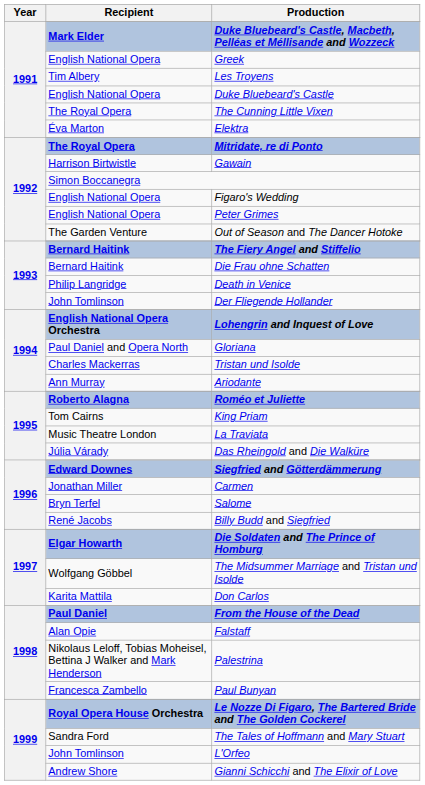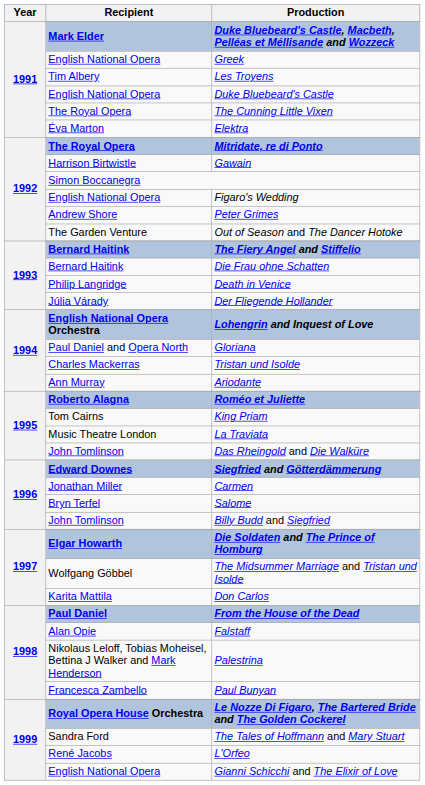(104, 215) English National Opera -> (83, 215) Andrew Shore
(86, 301) John Tomlinson -> (78, 301) Júlia Várady
(78, 451) Júlia Várady -> (86, 451) John Tomlinson
(80, 520) René Jacobs -> (86, 520) John Tomlinson
(86, 754) John Tomlinson -> (80, 754) René Jacobs
(83, 771) Andrew Shore -> (104, 771) English National Opera
